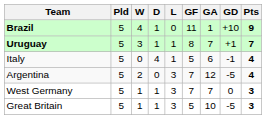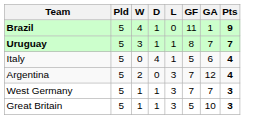- column: (231, 12)
